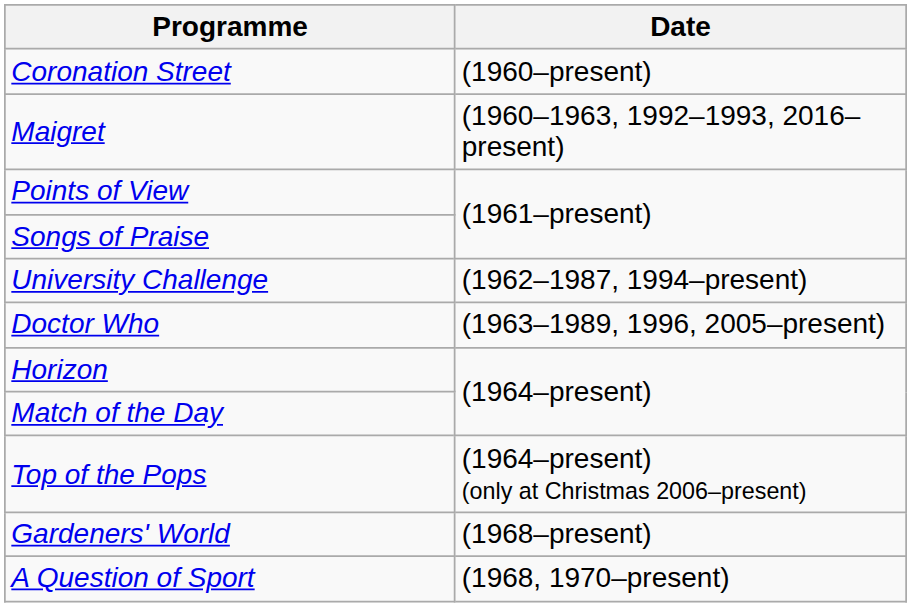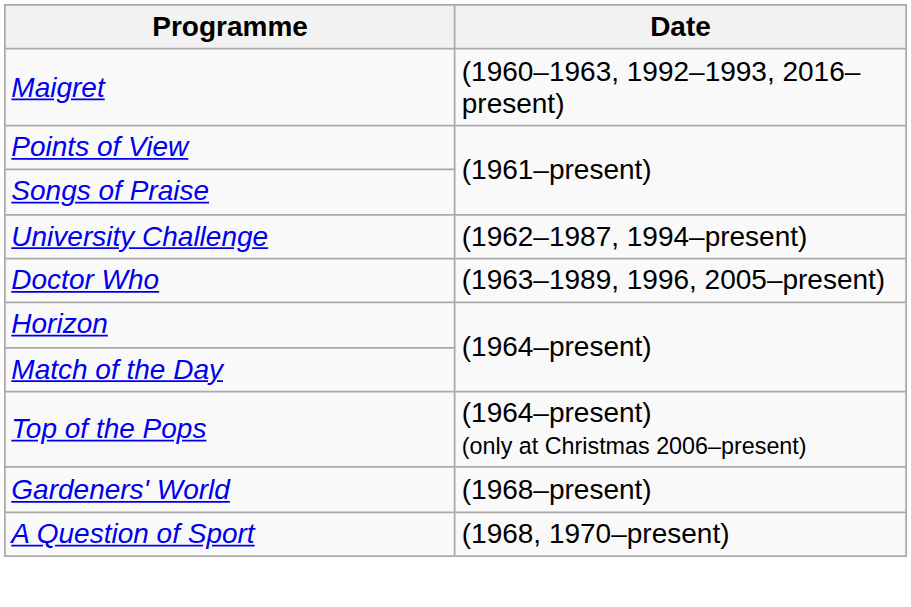- row: (121, 71)
